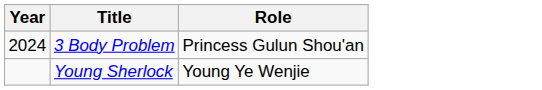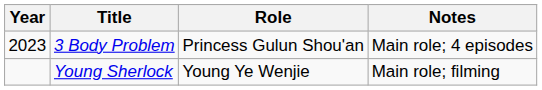+ column: (452, 17)
(27, 44) 2024 -> (27, 44) 2023
